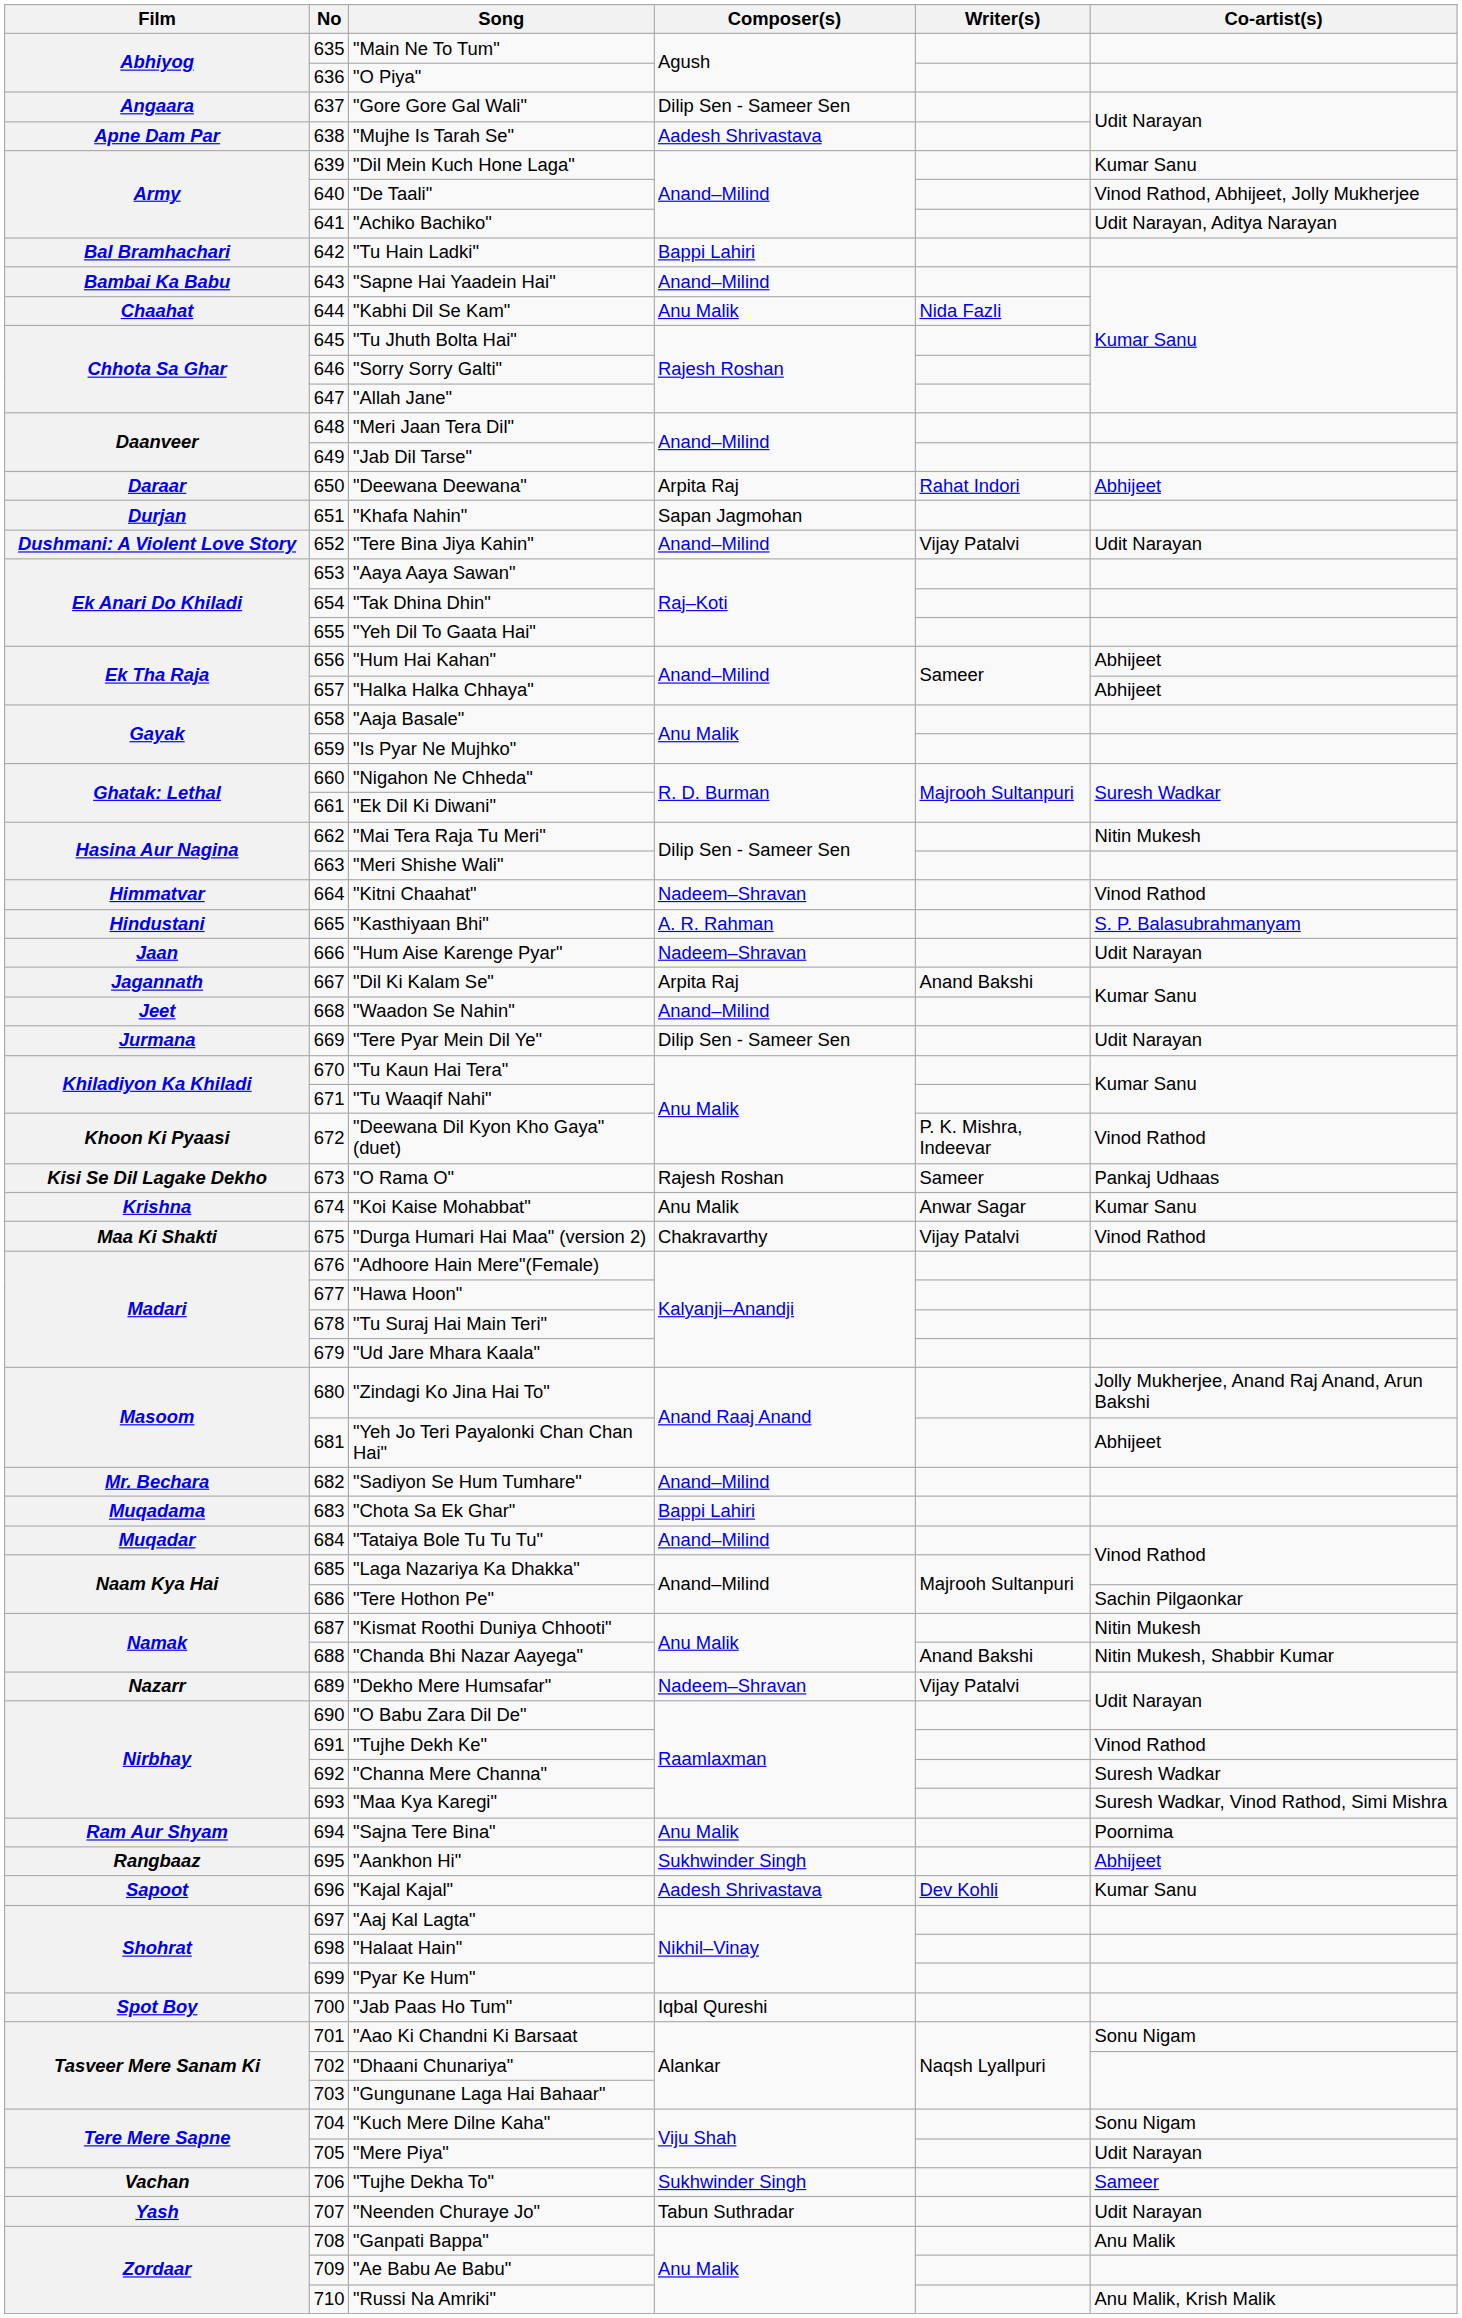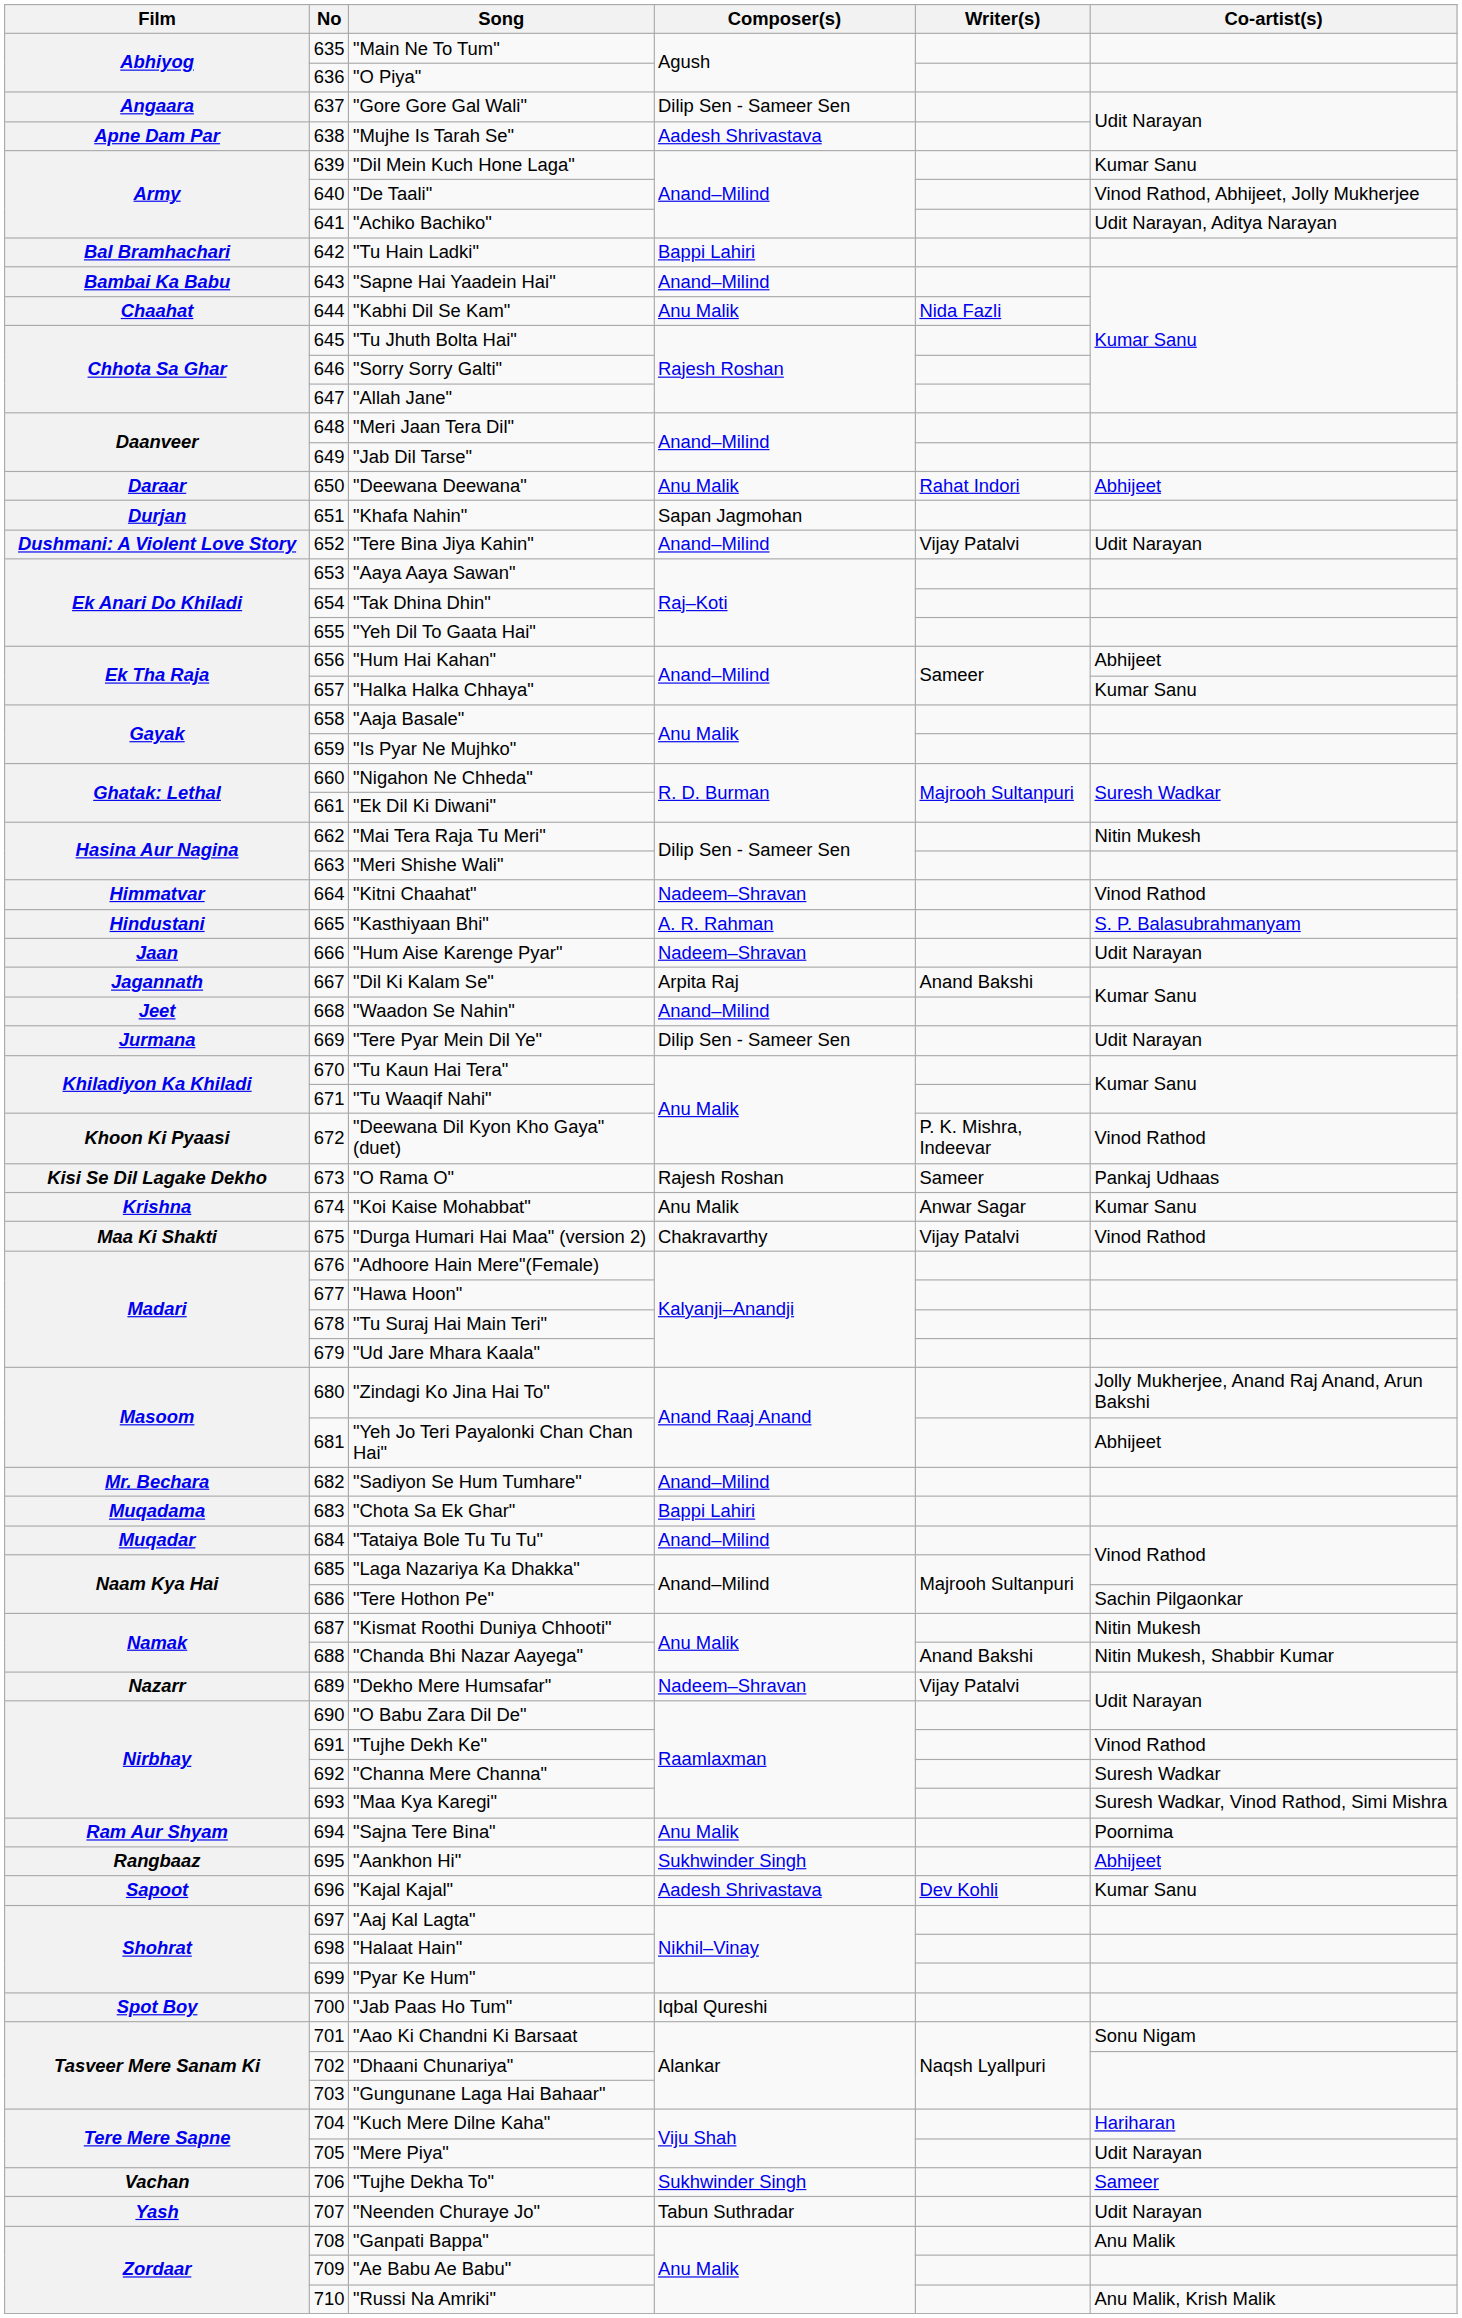(698, 485) Arpita Raj -> (698, 485) Anu Malik
(1128, 690) Abhijeet -> (1146, 690) Kumar Sanu
(1145, 2123) Sonu Nigam -> (1135, 2123) Hariharan
